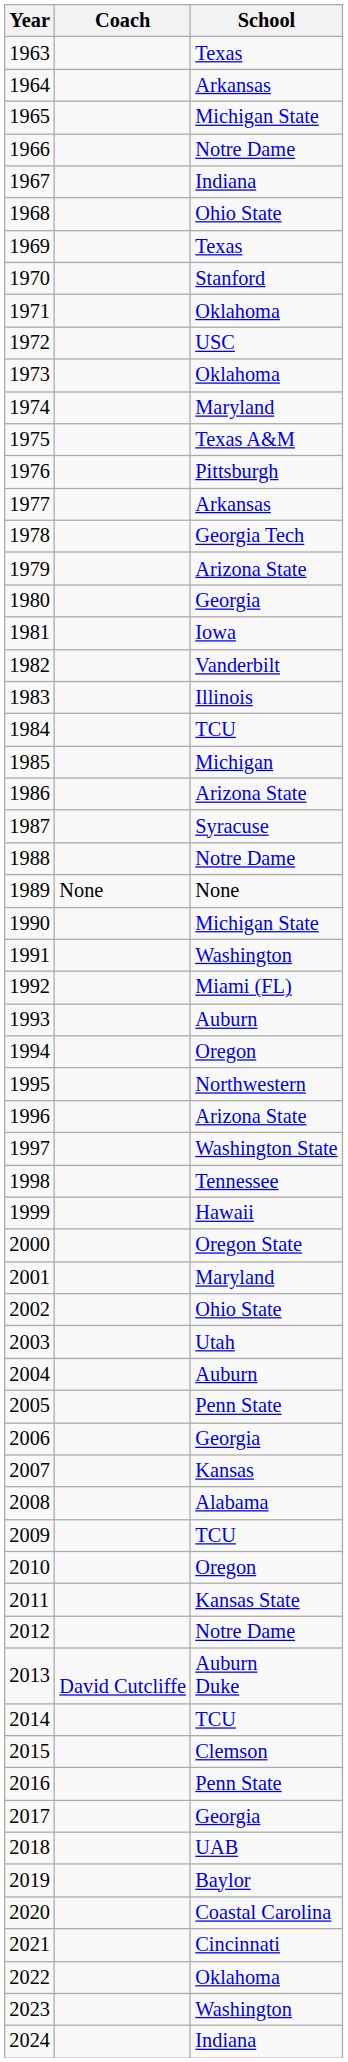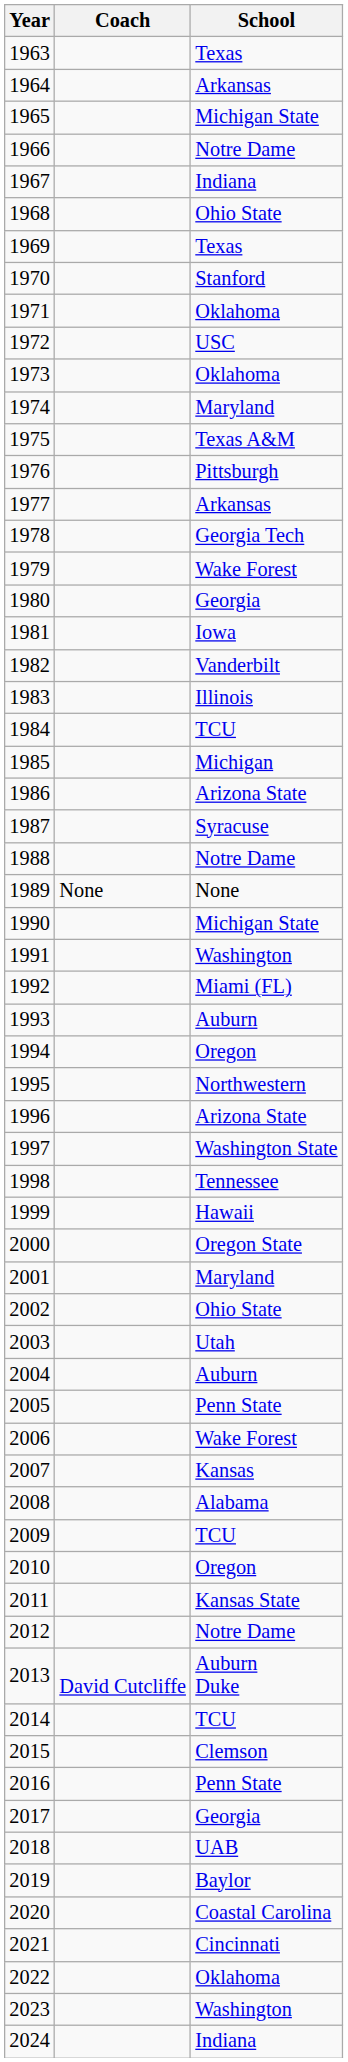(251, 568) Arizona State -> (246, 568) Wake Forest
(228, 1438) Georgia -> (246, 1438) Wake Forest
